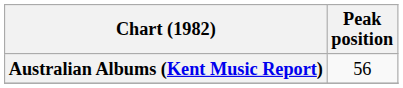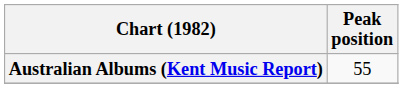(362, 68) 56 -> (362, 68) 55
